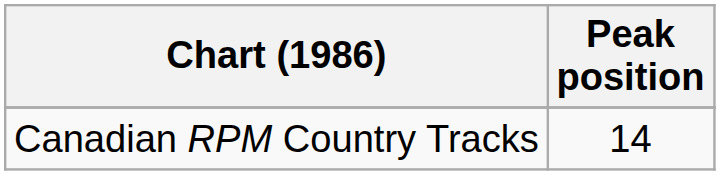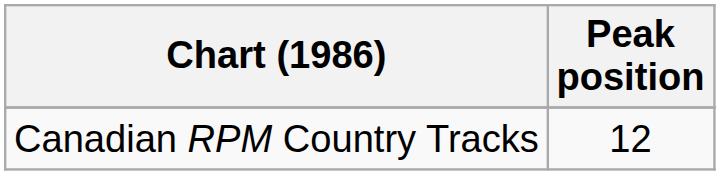(630, 137) 14 -> (630, 137) 12
